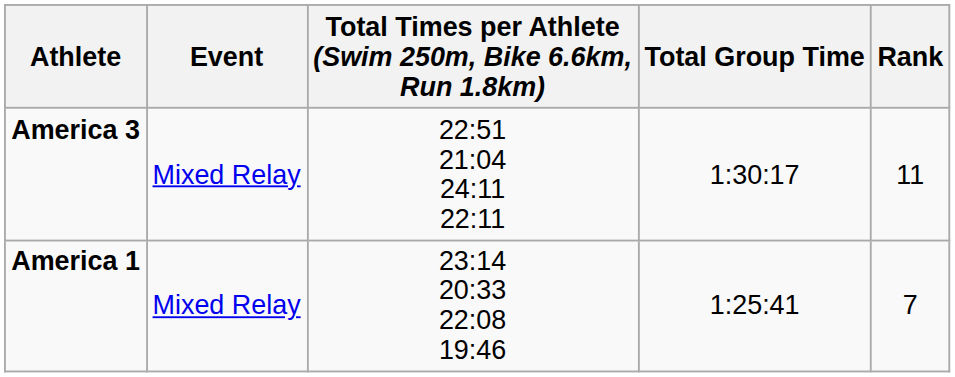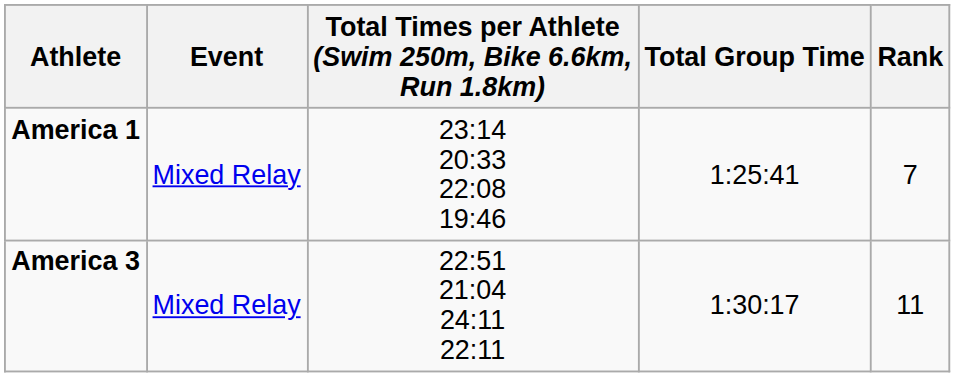rows swapped: (76, 261) <-> (76, 129)
